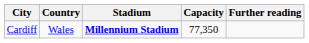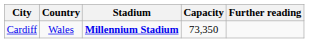(204, 29) 77,350 -> (204, 29) 73,350
